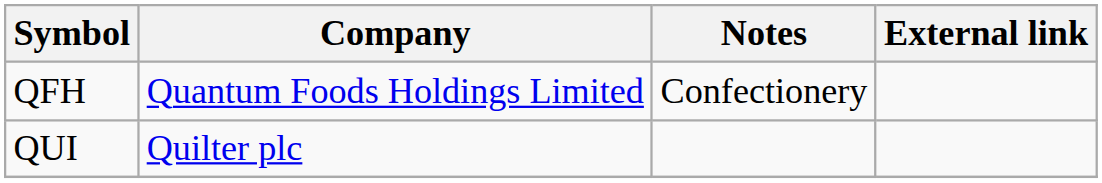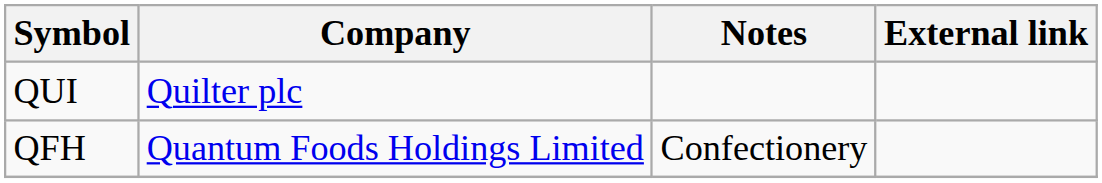rows swapped: (50, 90) <-> (46, 147)
